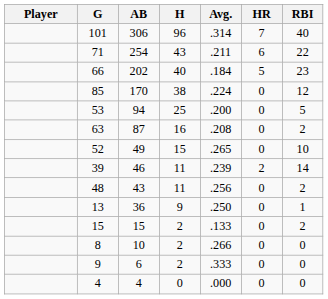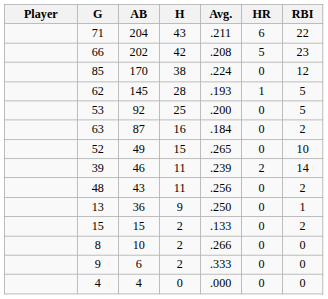- row: (98, 33)
(139, 52) 254 -> (139, 33) 204
(180, 71) 40 -> (180, 52) 42
(221, 71) .184 -> (221, 52) .208
+ row: (98, 91)
(139, 110) 94 -> (139, 110) 92
(221, 129) .208 -> (221, 129) .184
